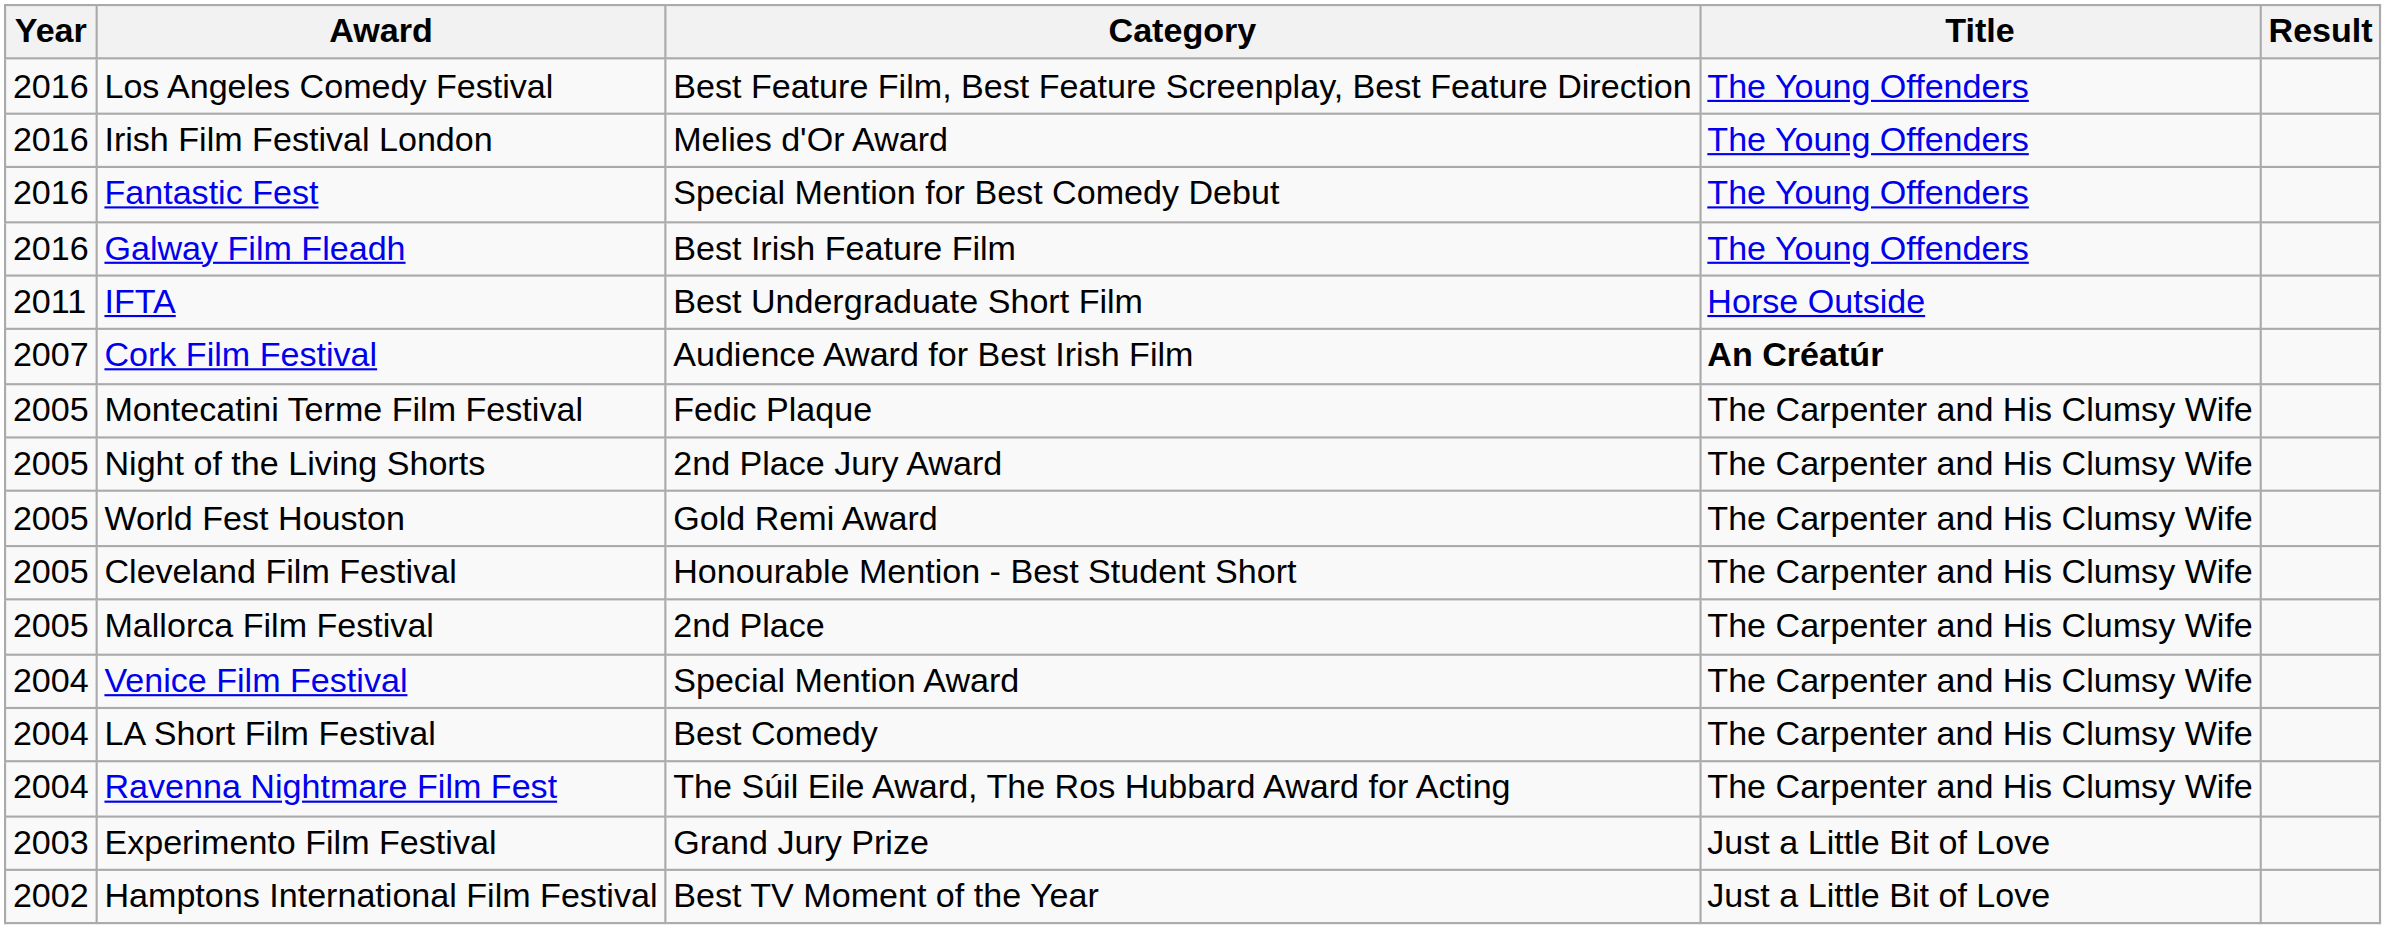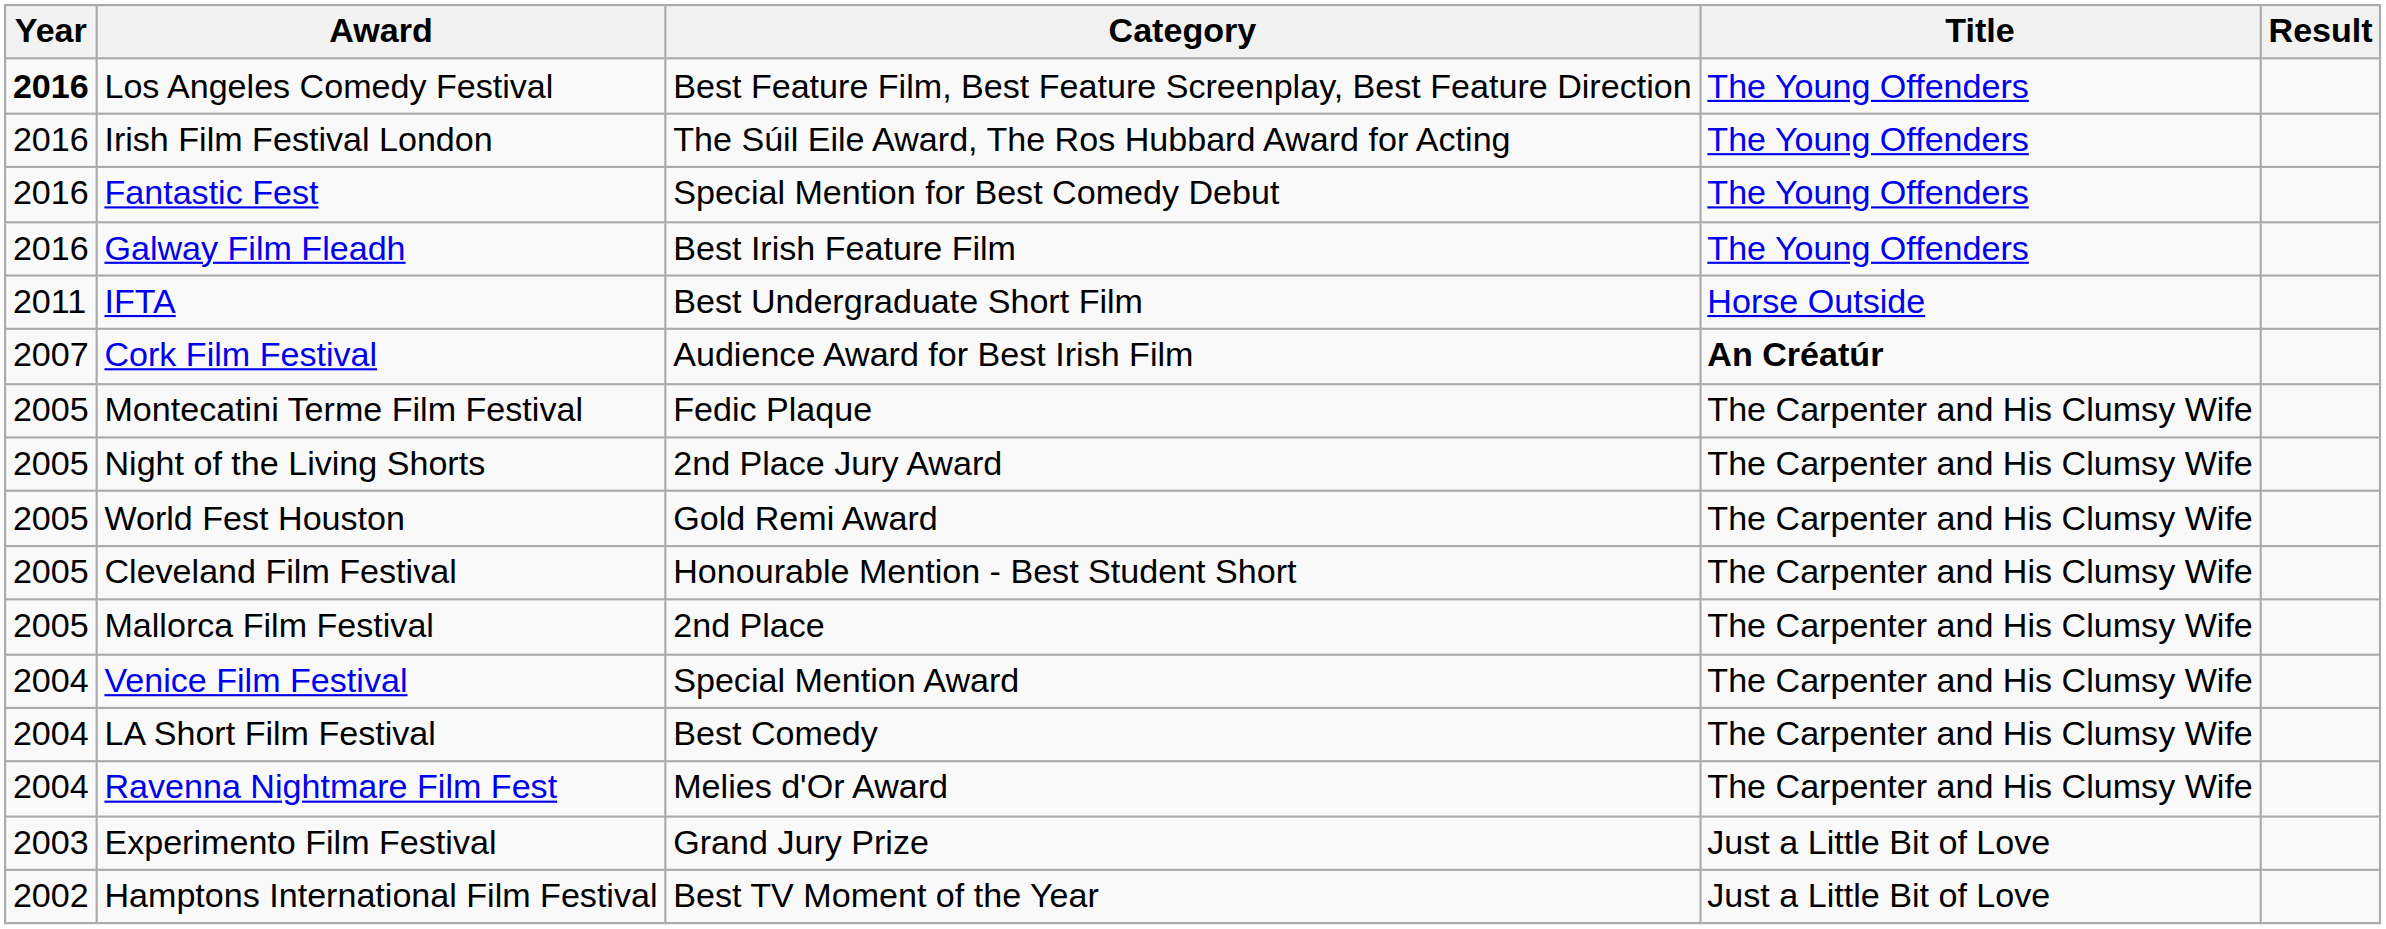(51, 85) normal -> (51, 85) bold
(811, 139) Melies d'Or Award -> (1092, 139) The Súil Eile Award, The Ros Hubbard Award for Acting
(1092, 788) The Súil Eile Award, The Ros Hubbard Award for Acting -> (811, 788) Melies d'Or Award
